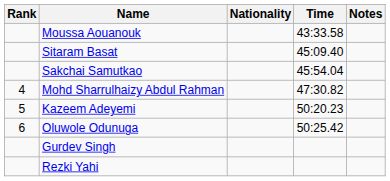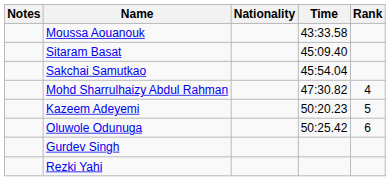columns swapped: (22, 14) <-> (366, 14)
